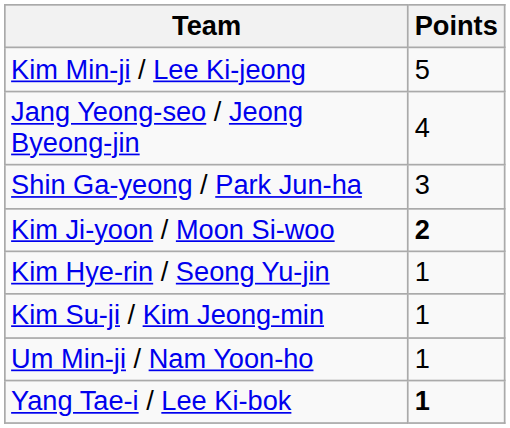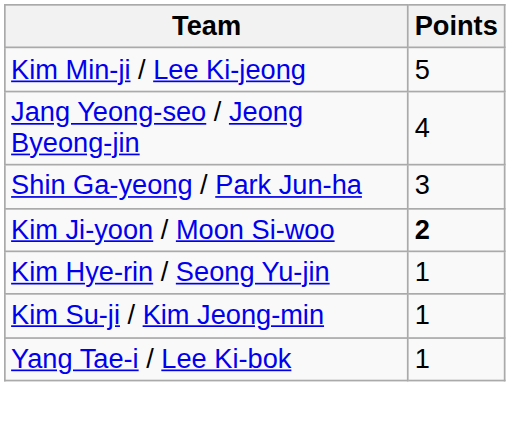- row: (162, 358)
(422, 401) bold -> (422, 358) normal
